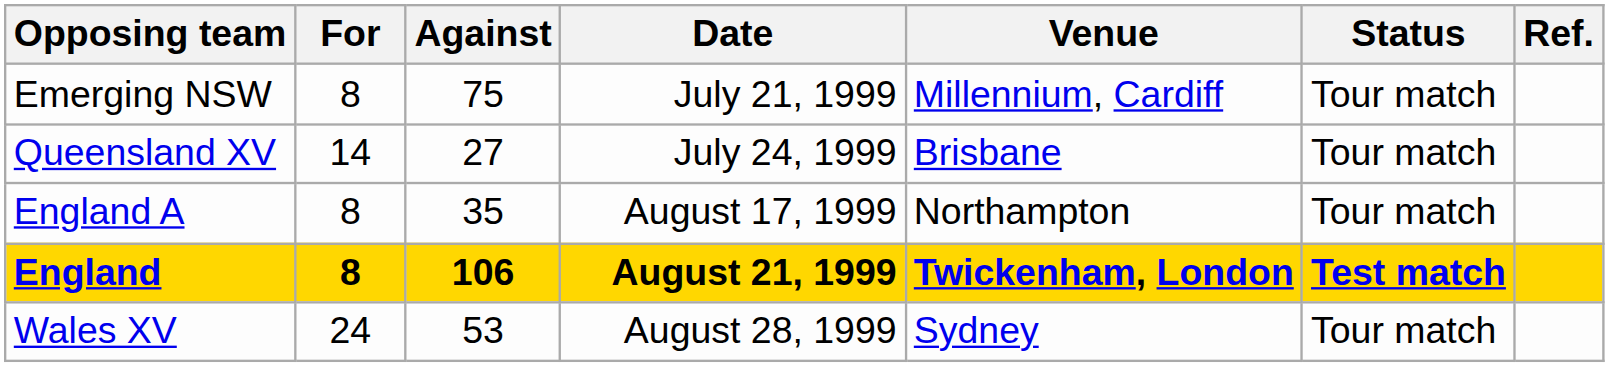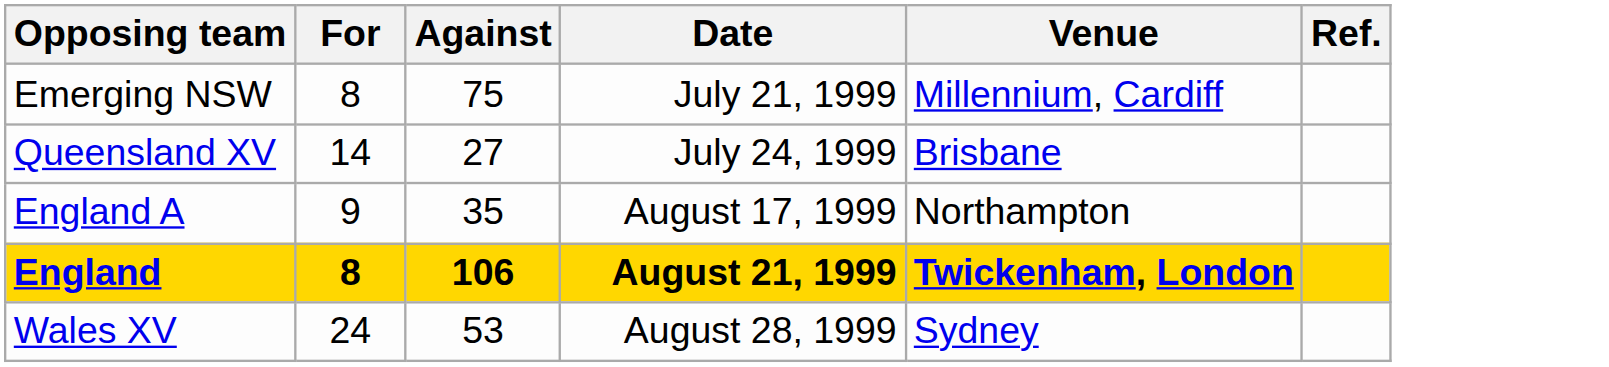- column: (1408, 34)
(350, 212) 8 -> (350, 212) 9
